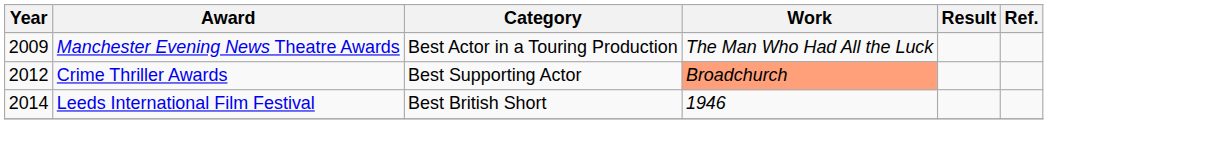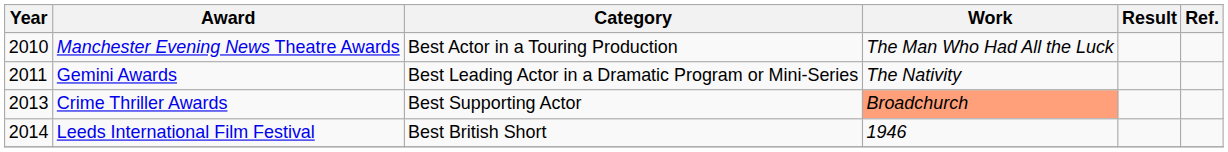(29, 47) 2009 -> (29, 47) 2010
+ row: (117, 75)
(29, 75) 2012 -> (29, 103) 2013
